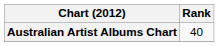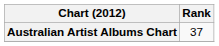(197, 32) 40 -> (197, 32) 37
